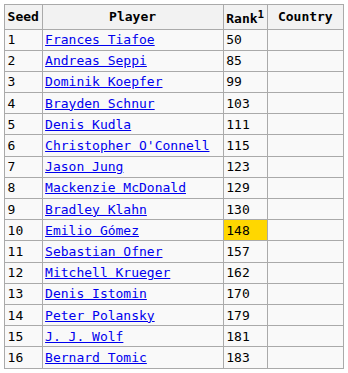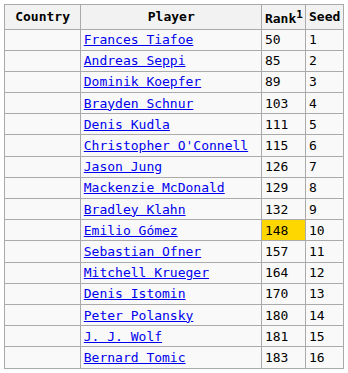columns swapped: (305, 17) <-> (23, 17)
(234, 82) 99 -> (273, 82) 89
(238, 167) 123 -> (277, 167) 126
(238, 209) 130 -> (277, 209) 132
(238, 273) 162 -> (277, 273) 164
(238, 315) 179 -> (277, 315) 180
